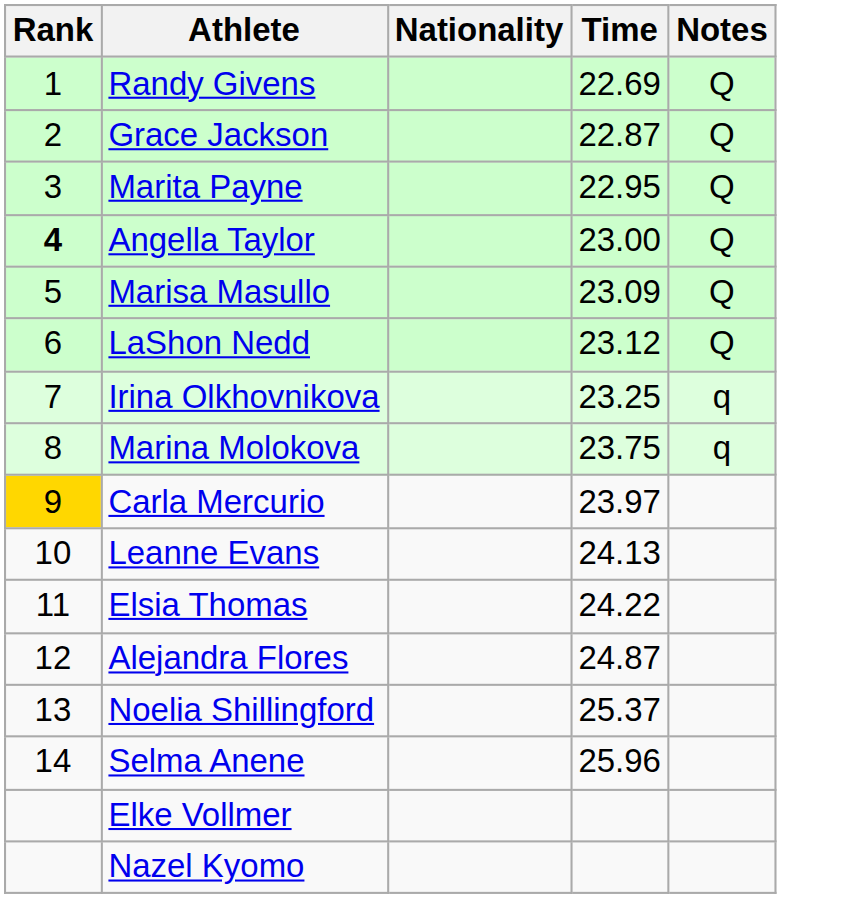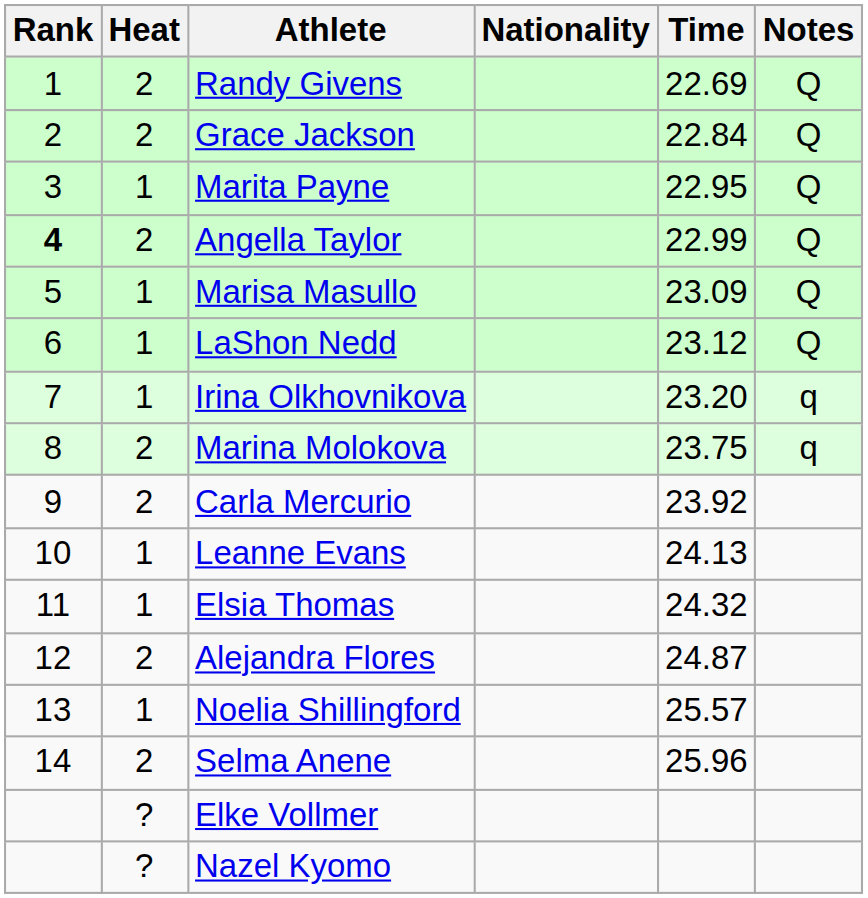+ column: (144, 30)
(620, 135) 22.87 -> (706, 135) 22.84
(620, 239) 23.00 -> (706, 239) 22.99
(620, 396) 23.25 -> (706, 396) 23.20
(53, 501) gold background -> (53, 501) no background
(620, 501) 23.97 -> (706, 501) 23.92
(620, 605) 24.22 -> (706, 605) 24.32
(620, 710) 25.37 -> (706, 710) 25.57
